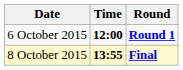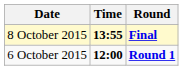rows swapped: (47, 34) <-> (47, 55)
